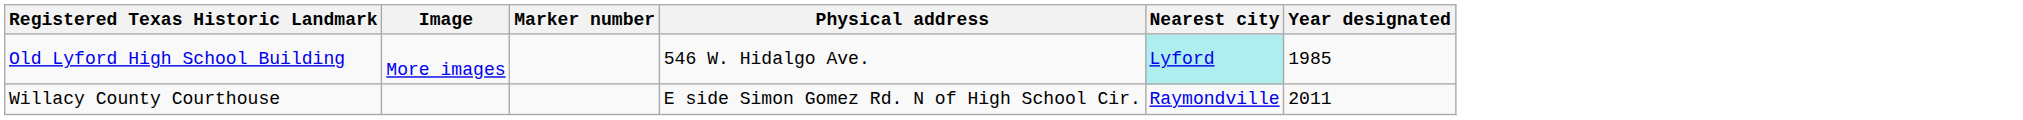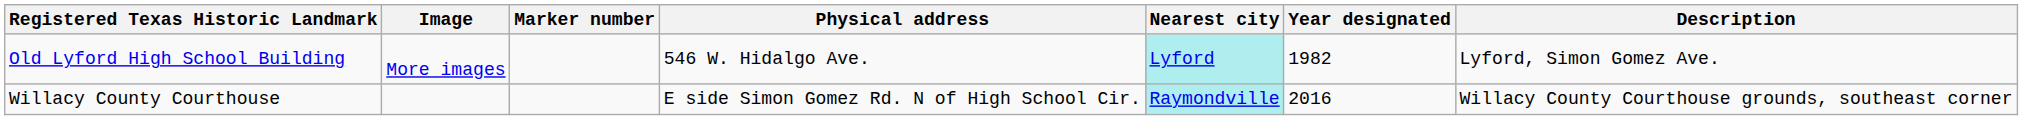+ column: (1736, 19)
(1310, 59) 1985 -> (1310, 59) 1982
(1215, 99) no background -> (1215, 99) paleturquoise background
(1310, 99) 2011 -> (1310, 99) 2016
